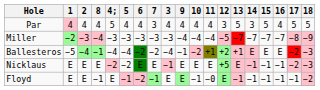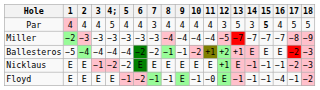columns swapped: (168, 11) <-> (98, 11)
(266, 25) normal -> (266, 25) bold
(224, 65) +5 -> (224, 65) +1
(280, 79) −1 -> (280, 79) −4
